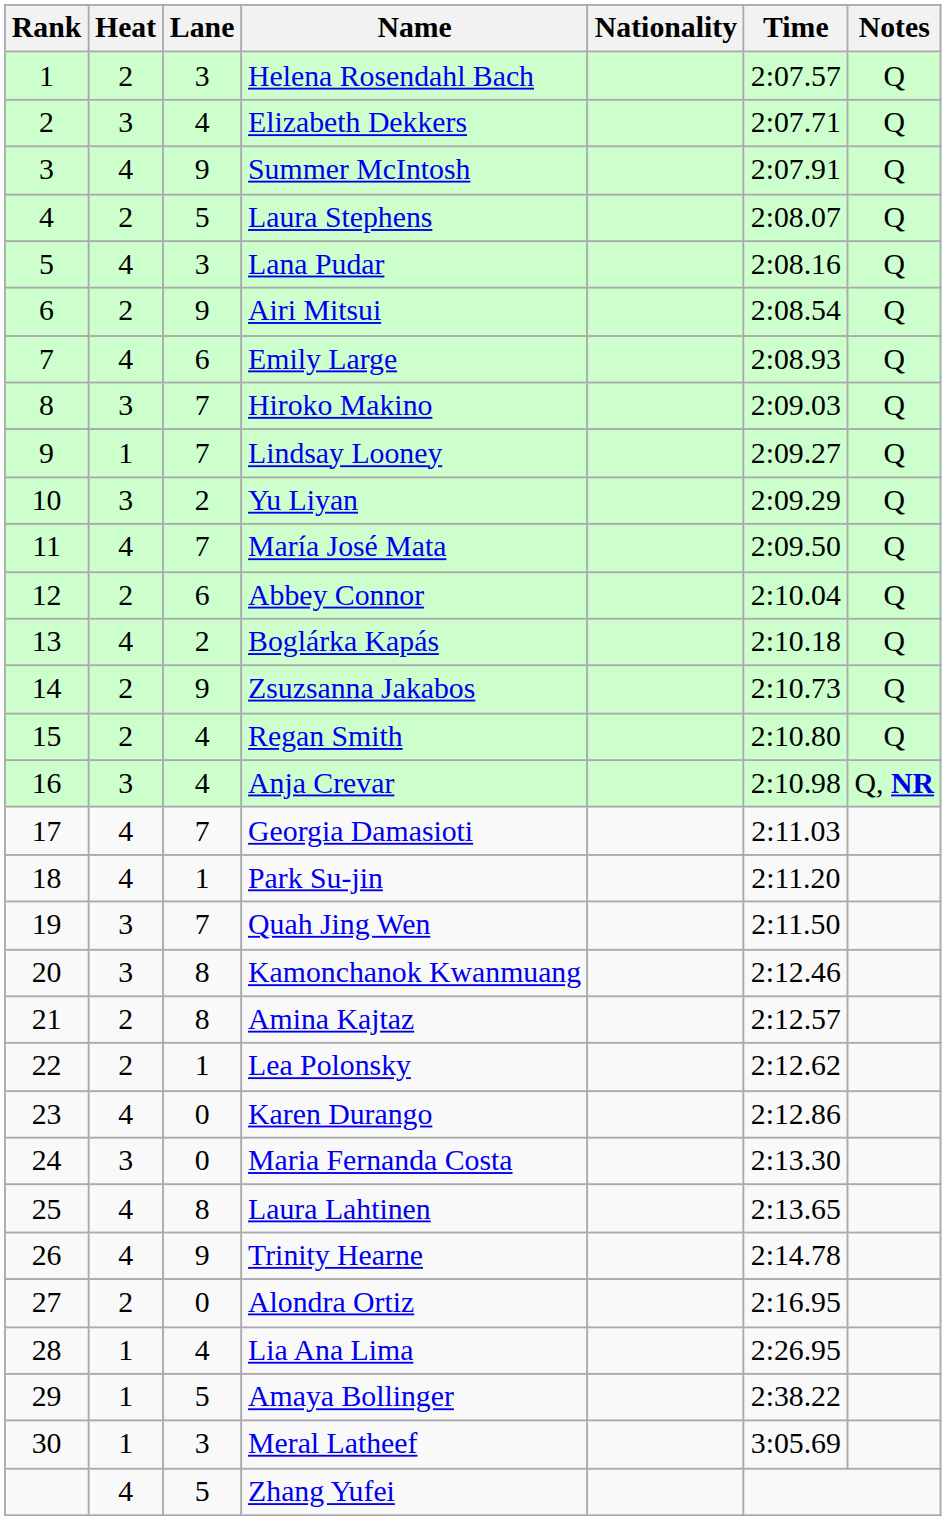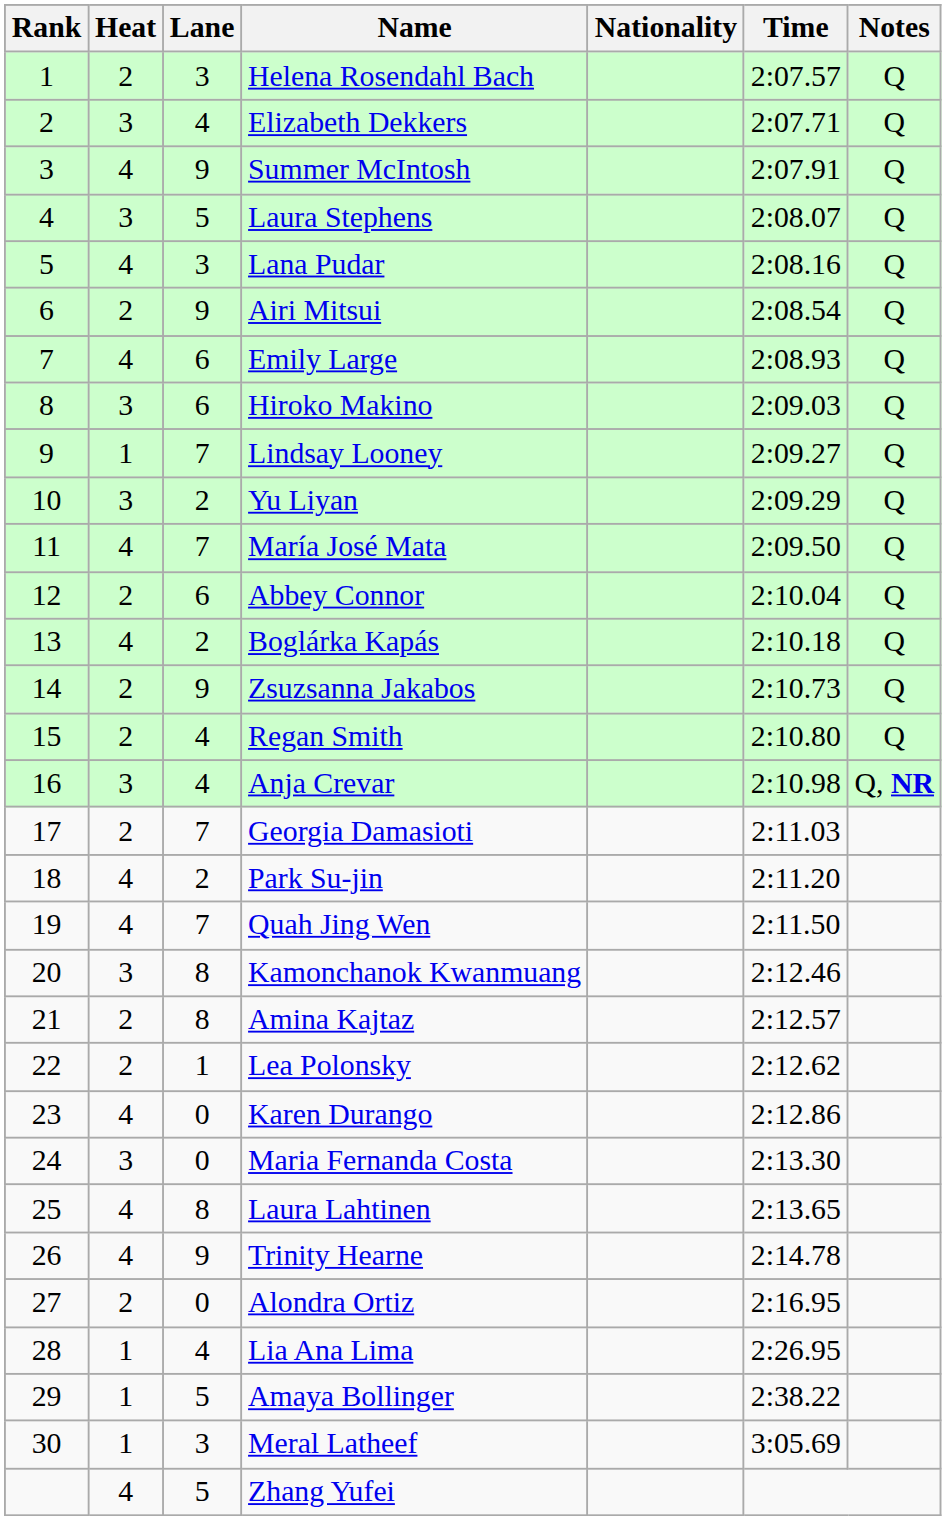(126, 216) 2 -> (126, 216) 3
(202, 405) 7 -> (202, 405) 6
(126, 830) 4 -> (126, 830) 2
(202, 877) 1 -> (202, 877) 2
(126, 924) 3 -> (126, 924) 4
